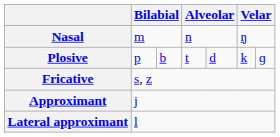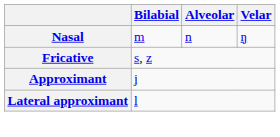- row: (68, 57)
